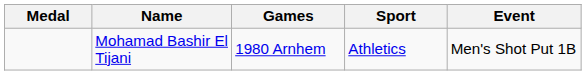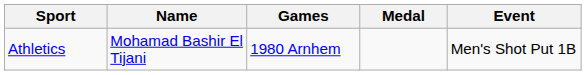columns swapped: (48, 16) <-> (396, 16)
